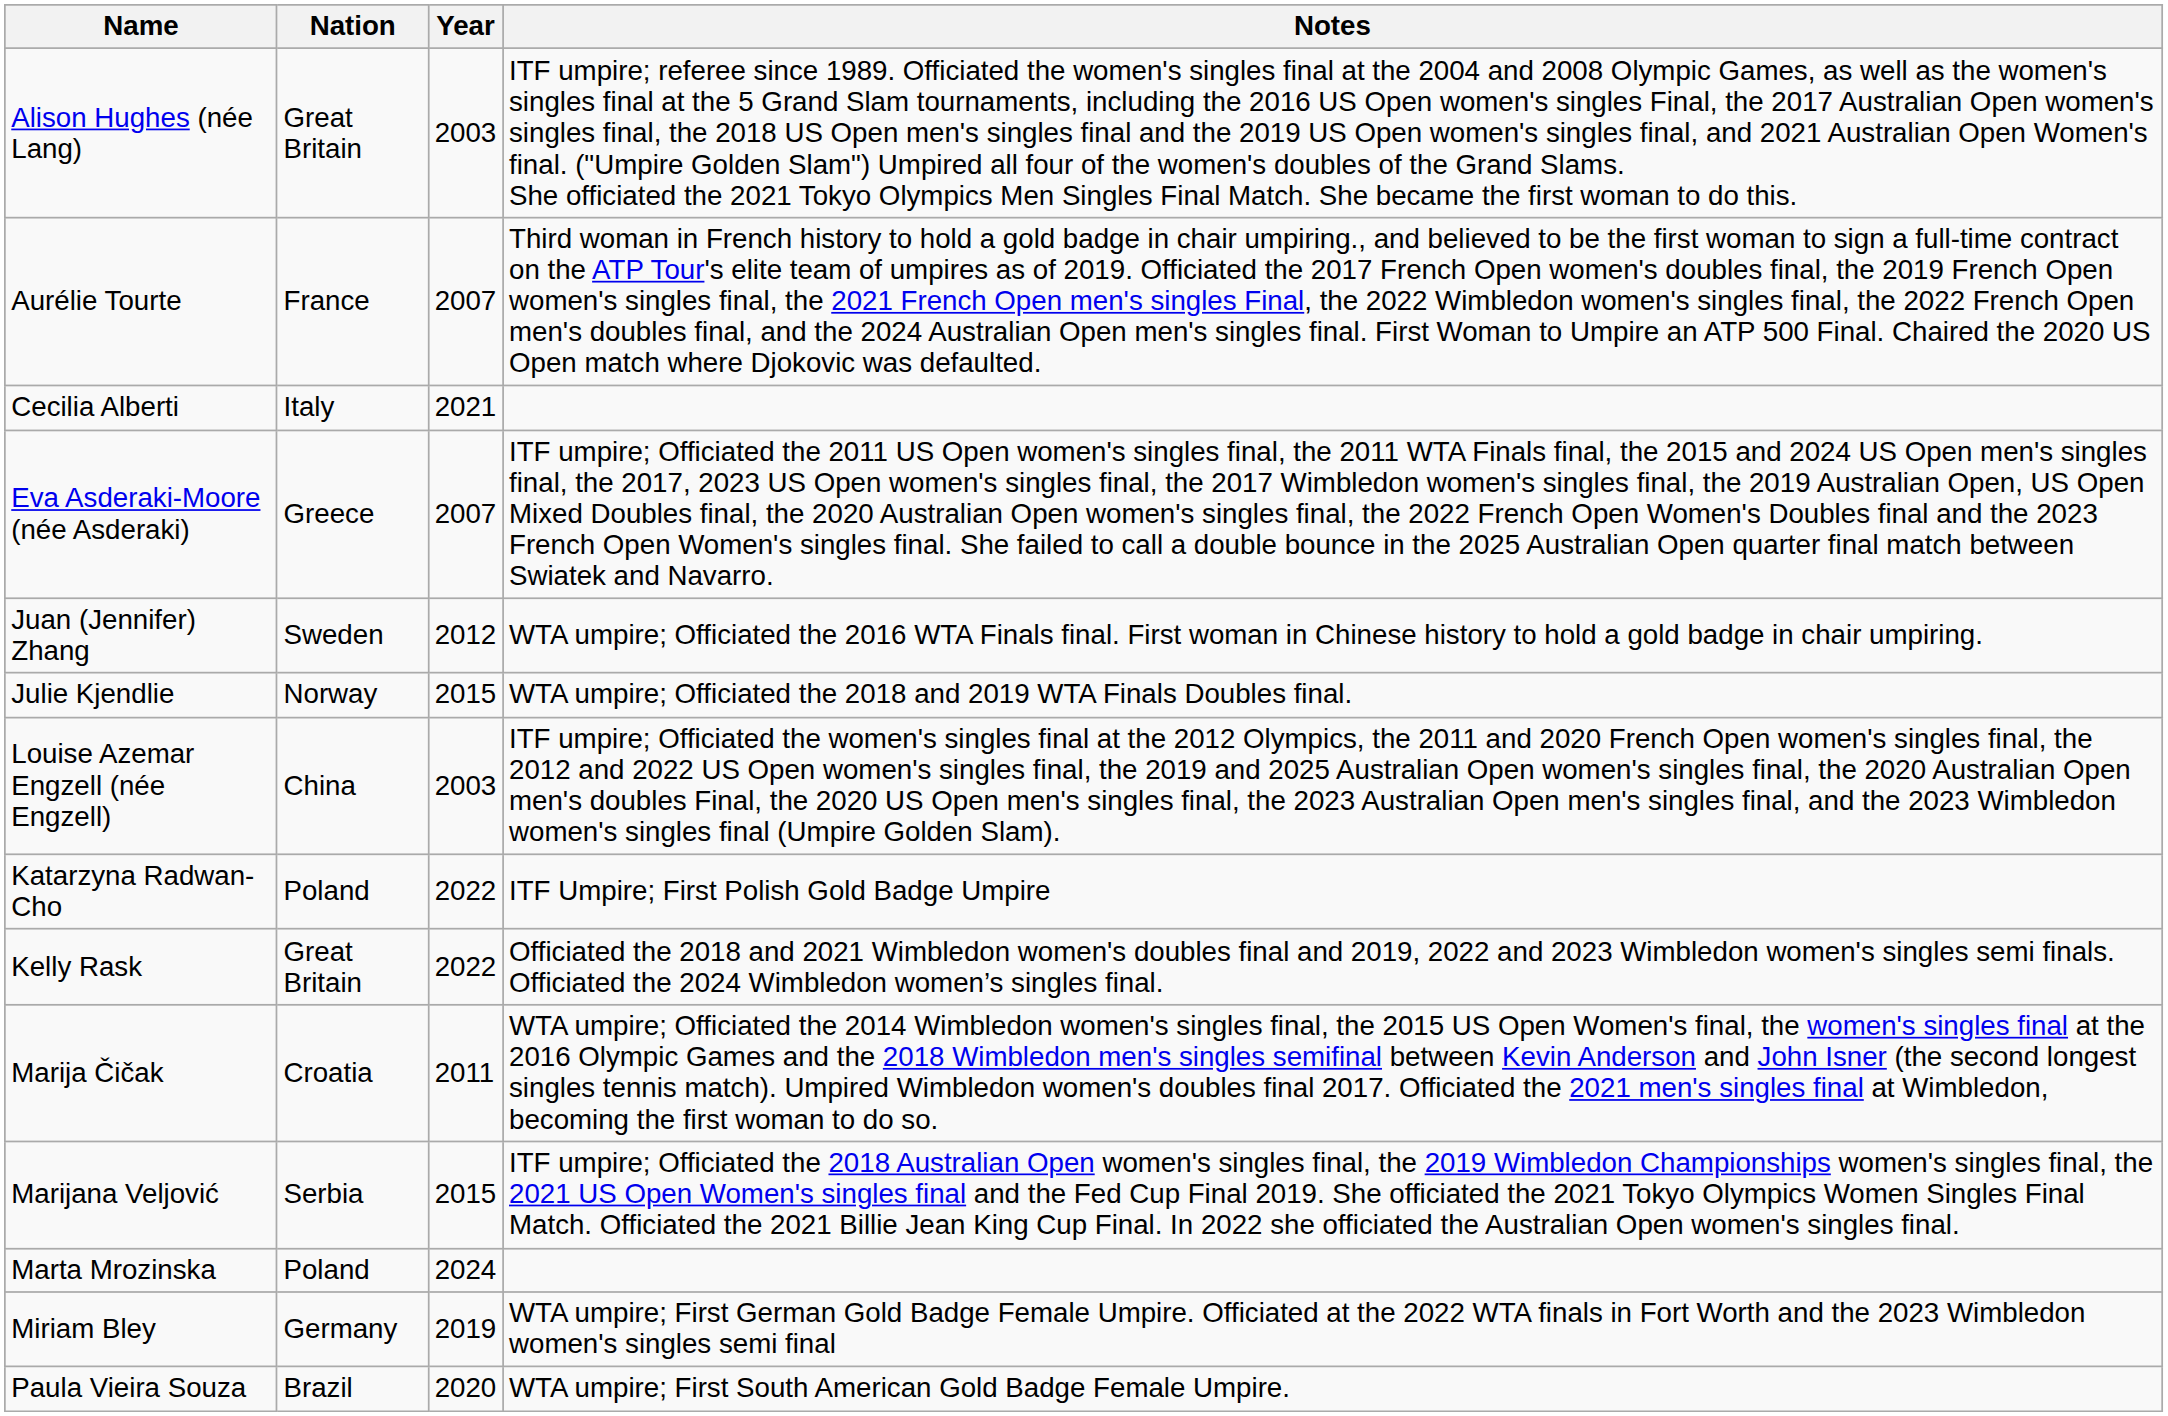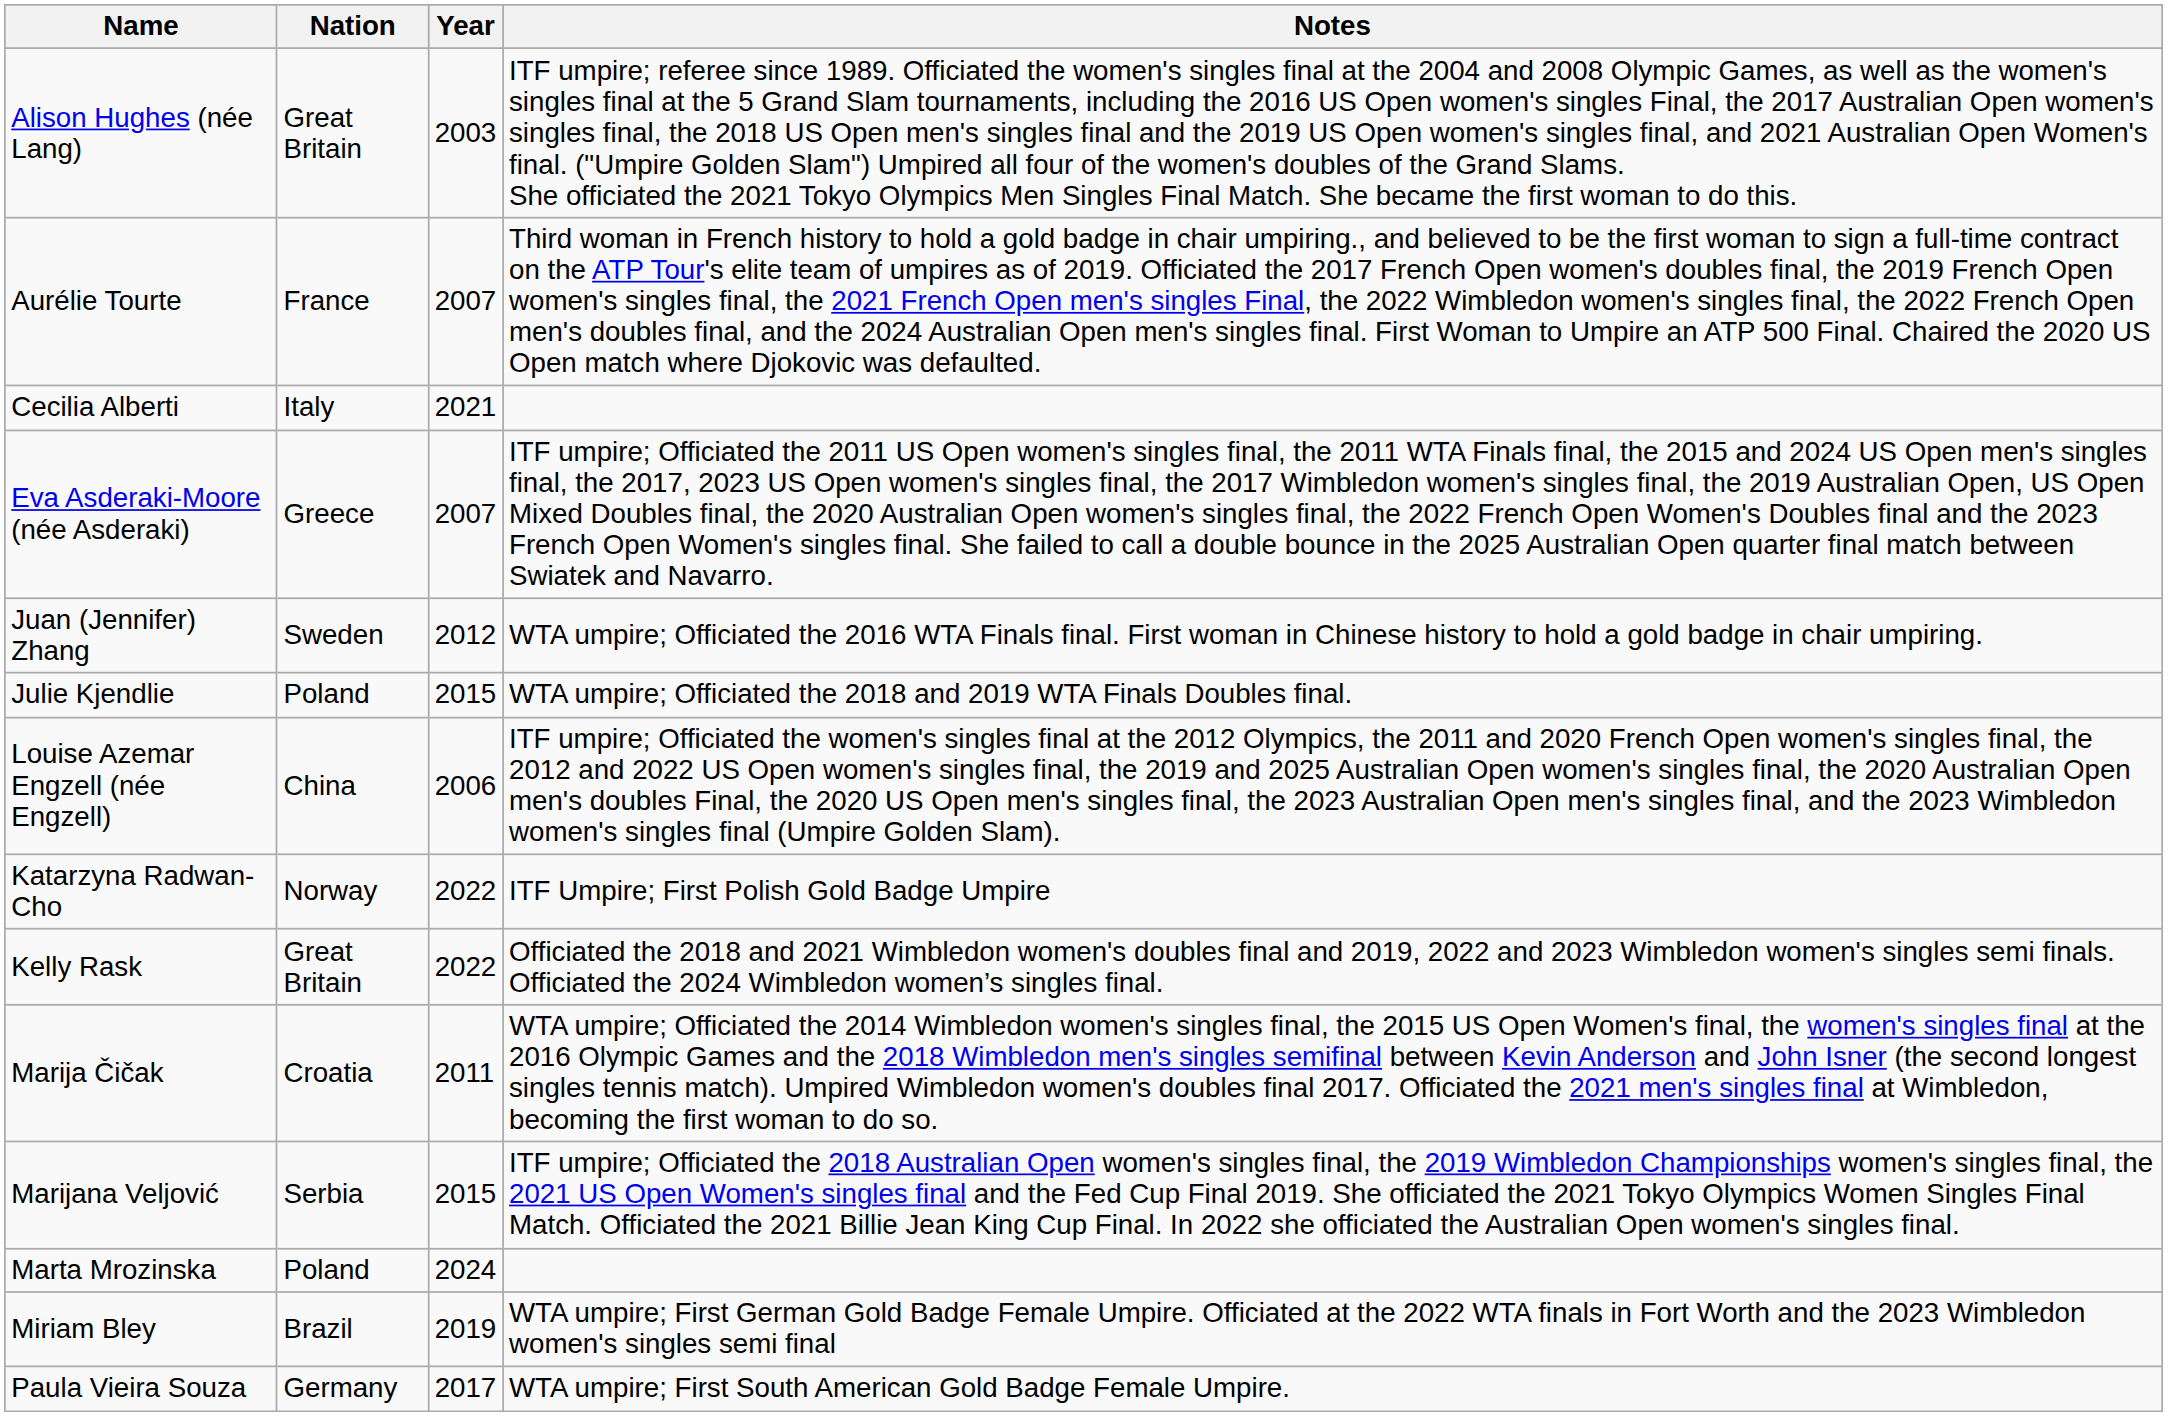(330, 694) Norway -> (327, 694) Poland
(465, 785) 2003 -> (465, 785) 2006
(327, 891) Poland -> (330, 891) Norway
(340, 1328) Germany -> (318, 1328) Brazil
(318, 1388) Brazil -> (340, 1388) Germany
(465, 1388) 2020 -> (465, 1388) 2017
